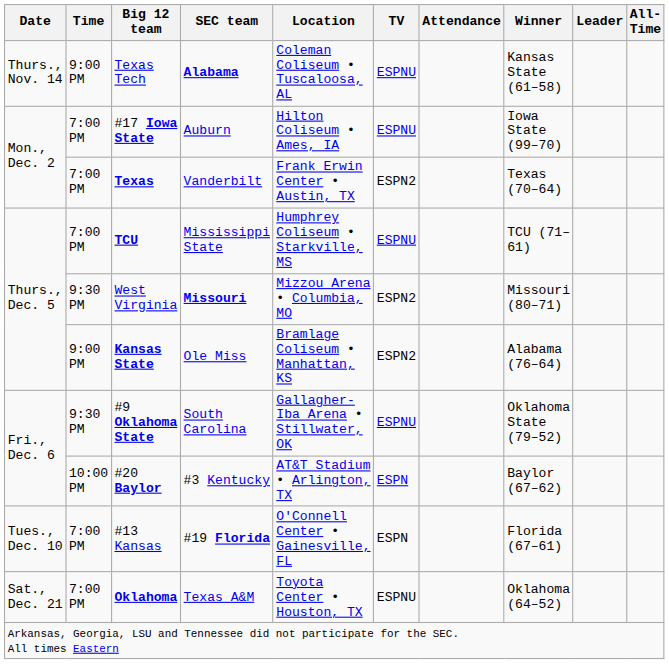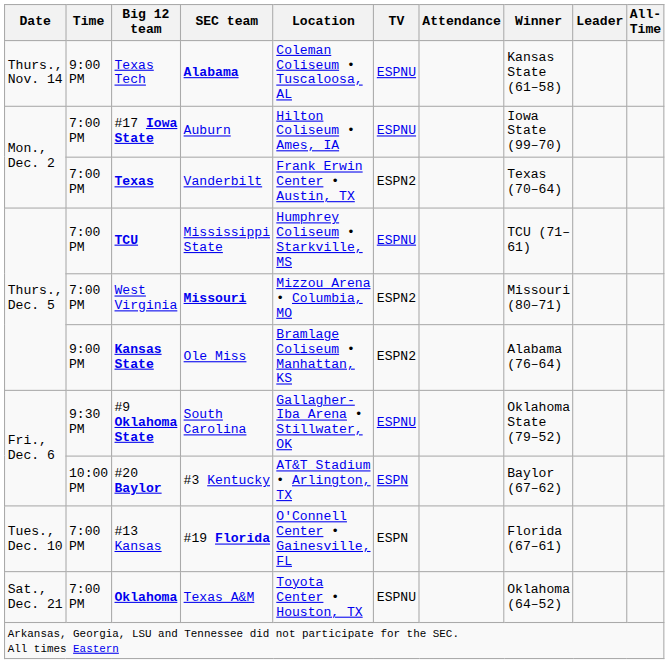(85, 299) 9:30 PM -> (85, 299) 7:00 PM
